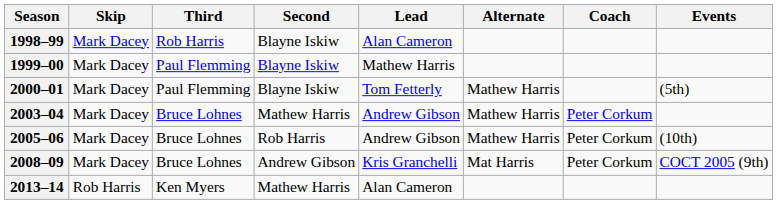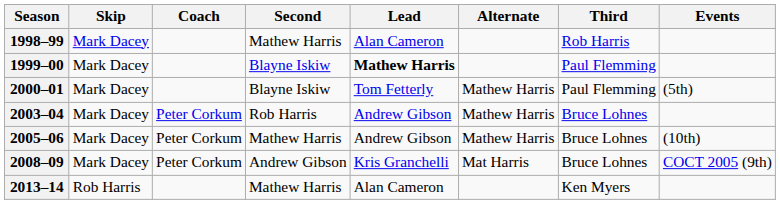columns swapped: (203, 16) <-> (610, 16)
(298, 41) Blayne Iskiw -> (295, 41) Mathew Harris
(409, 65) normal -> (404, 65) bold
(304, 114) Mathew Harris -> (283, 114) Rob Harris
(291, 138) Rob Harris -> (295, 138) Mathew Harris
